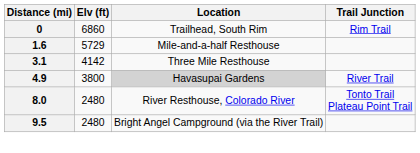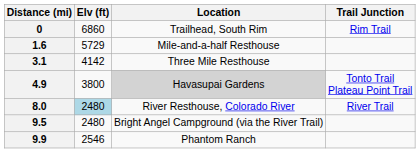(370, 78) River Trail -> (370, 84) Tonto Trail Plateau Point Trail
(93, 101) no background -> (93, 106) lightblue background
(370, 101) Tonto Trail Plateau Point Trail -> (370, 106) River Trail
+ row: (39, 139)
